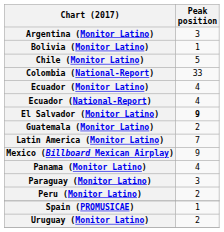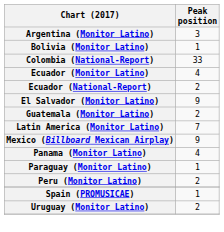- row: (90, 60)
(198, 101) 4 -> (198, 87) 2
(198, 114) bold -> (198, 101) normal
(198, 181) 3 -> (198, 167) 1
